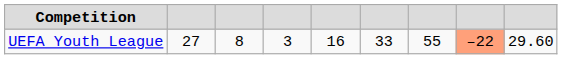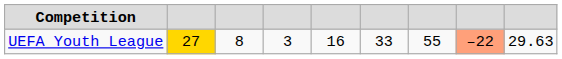(191, 42) no background -> (191, 42) gold background
(531, 42) 29.60 -> (531, 42) 29.63
